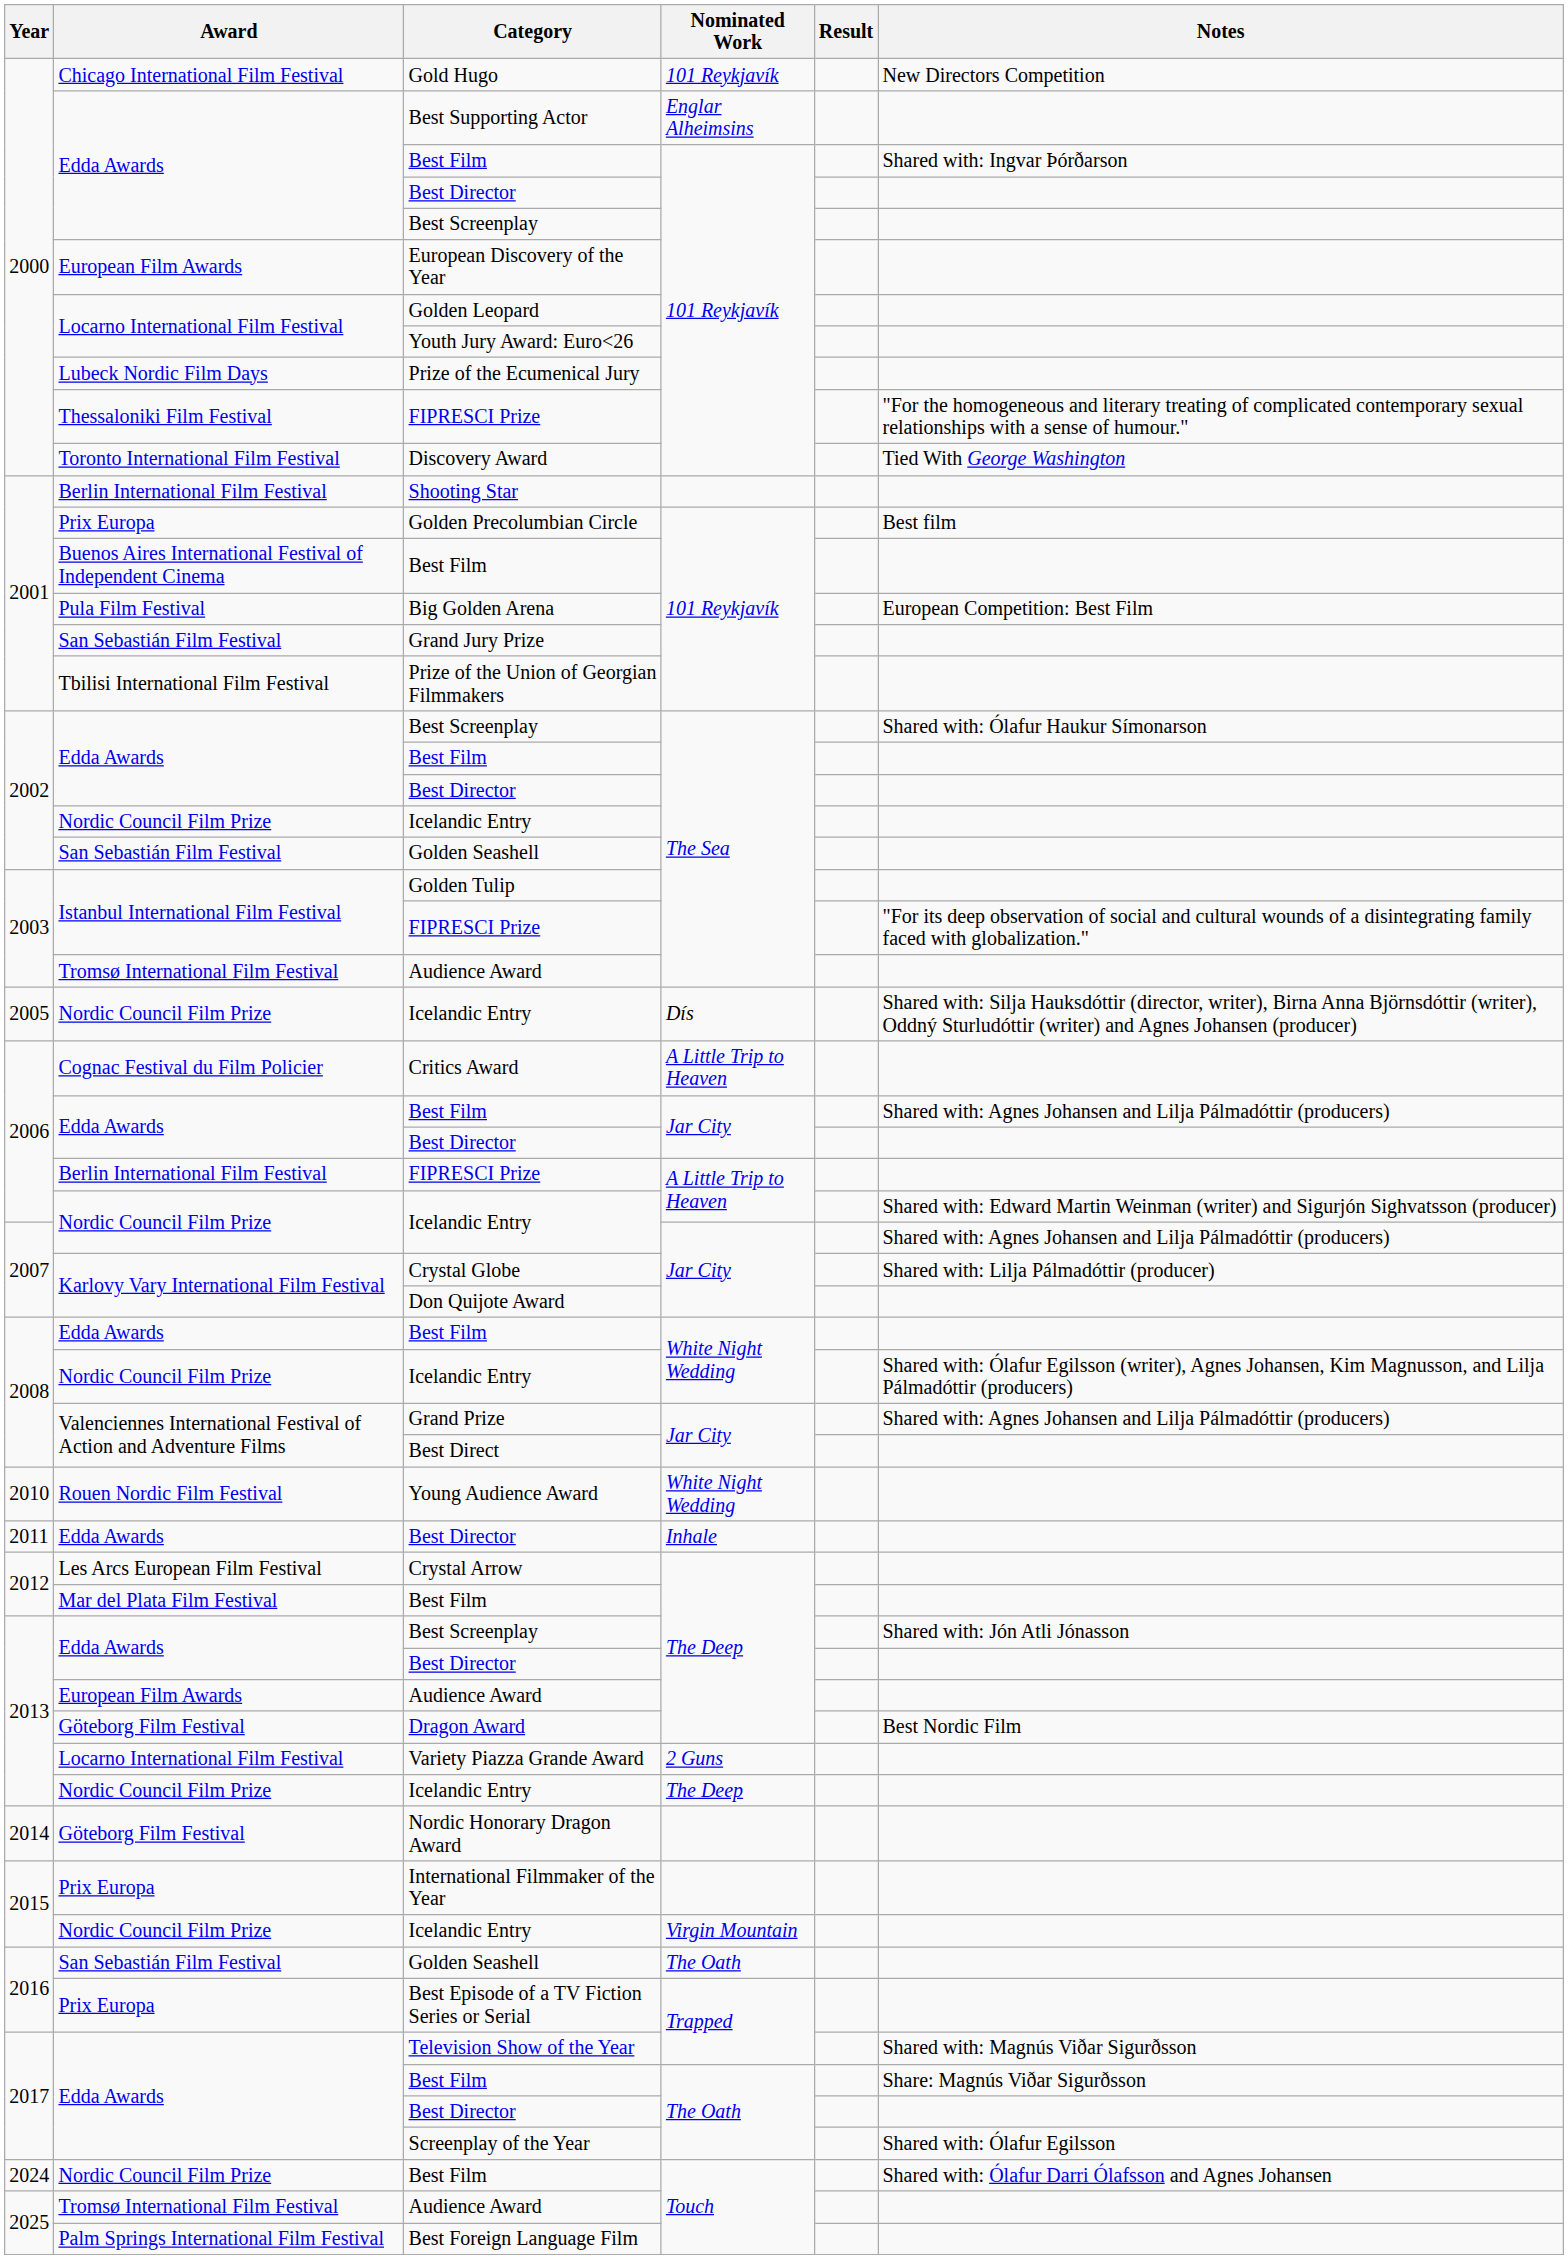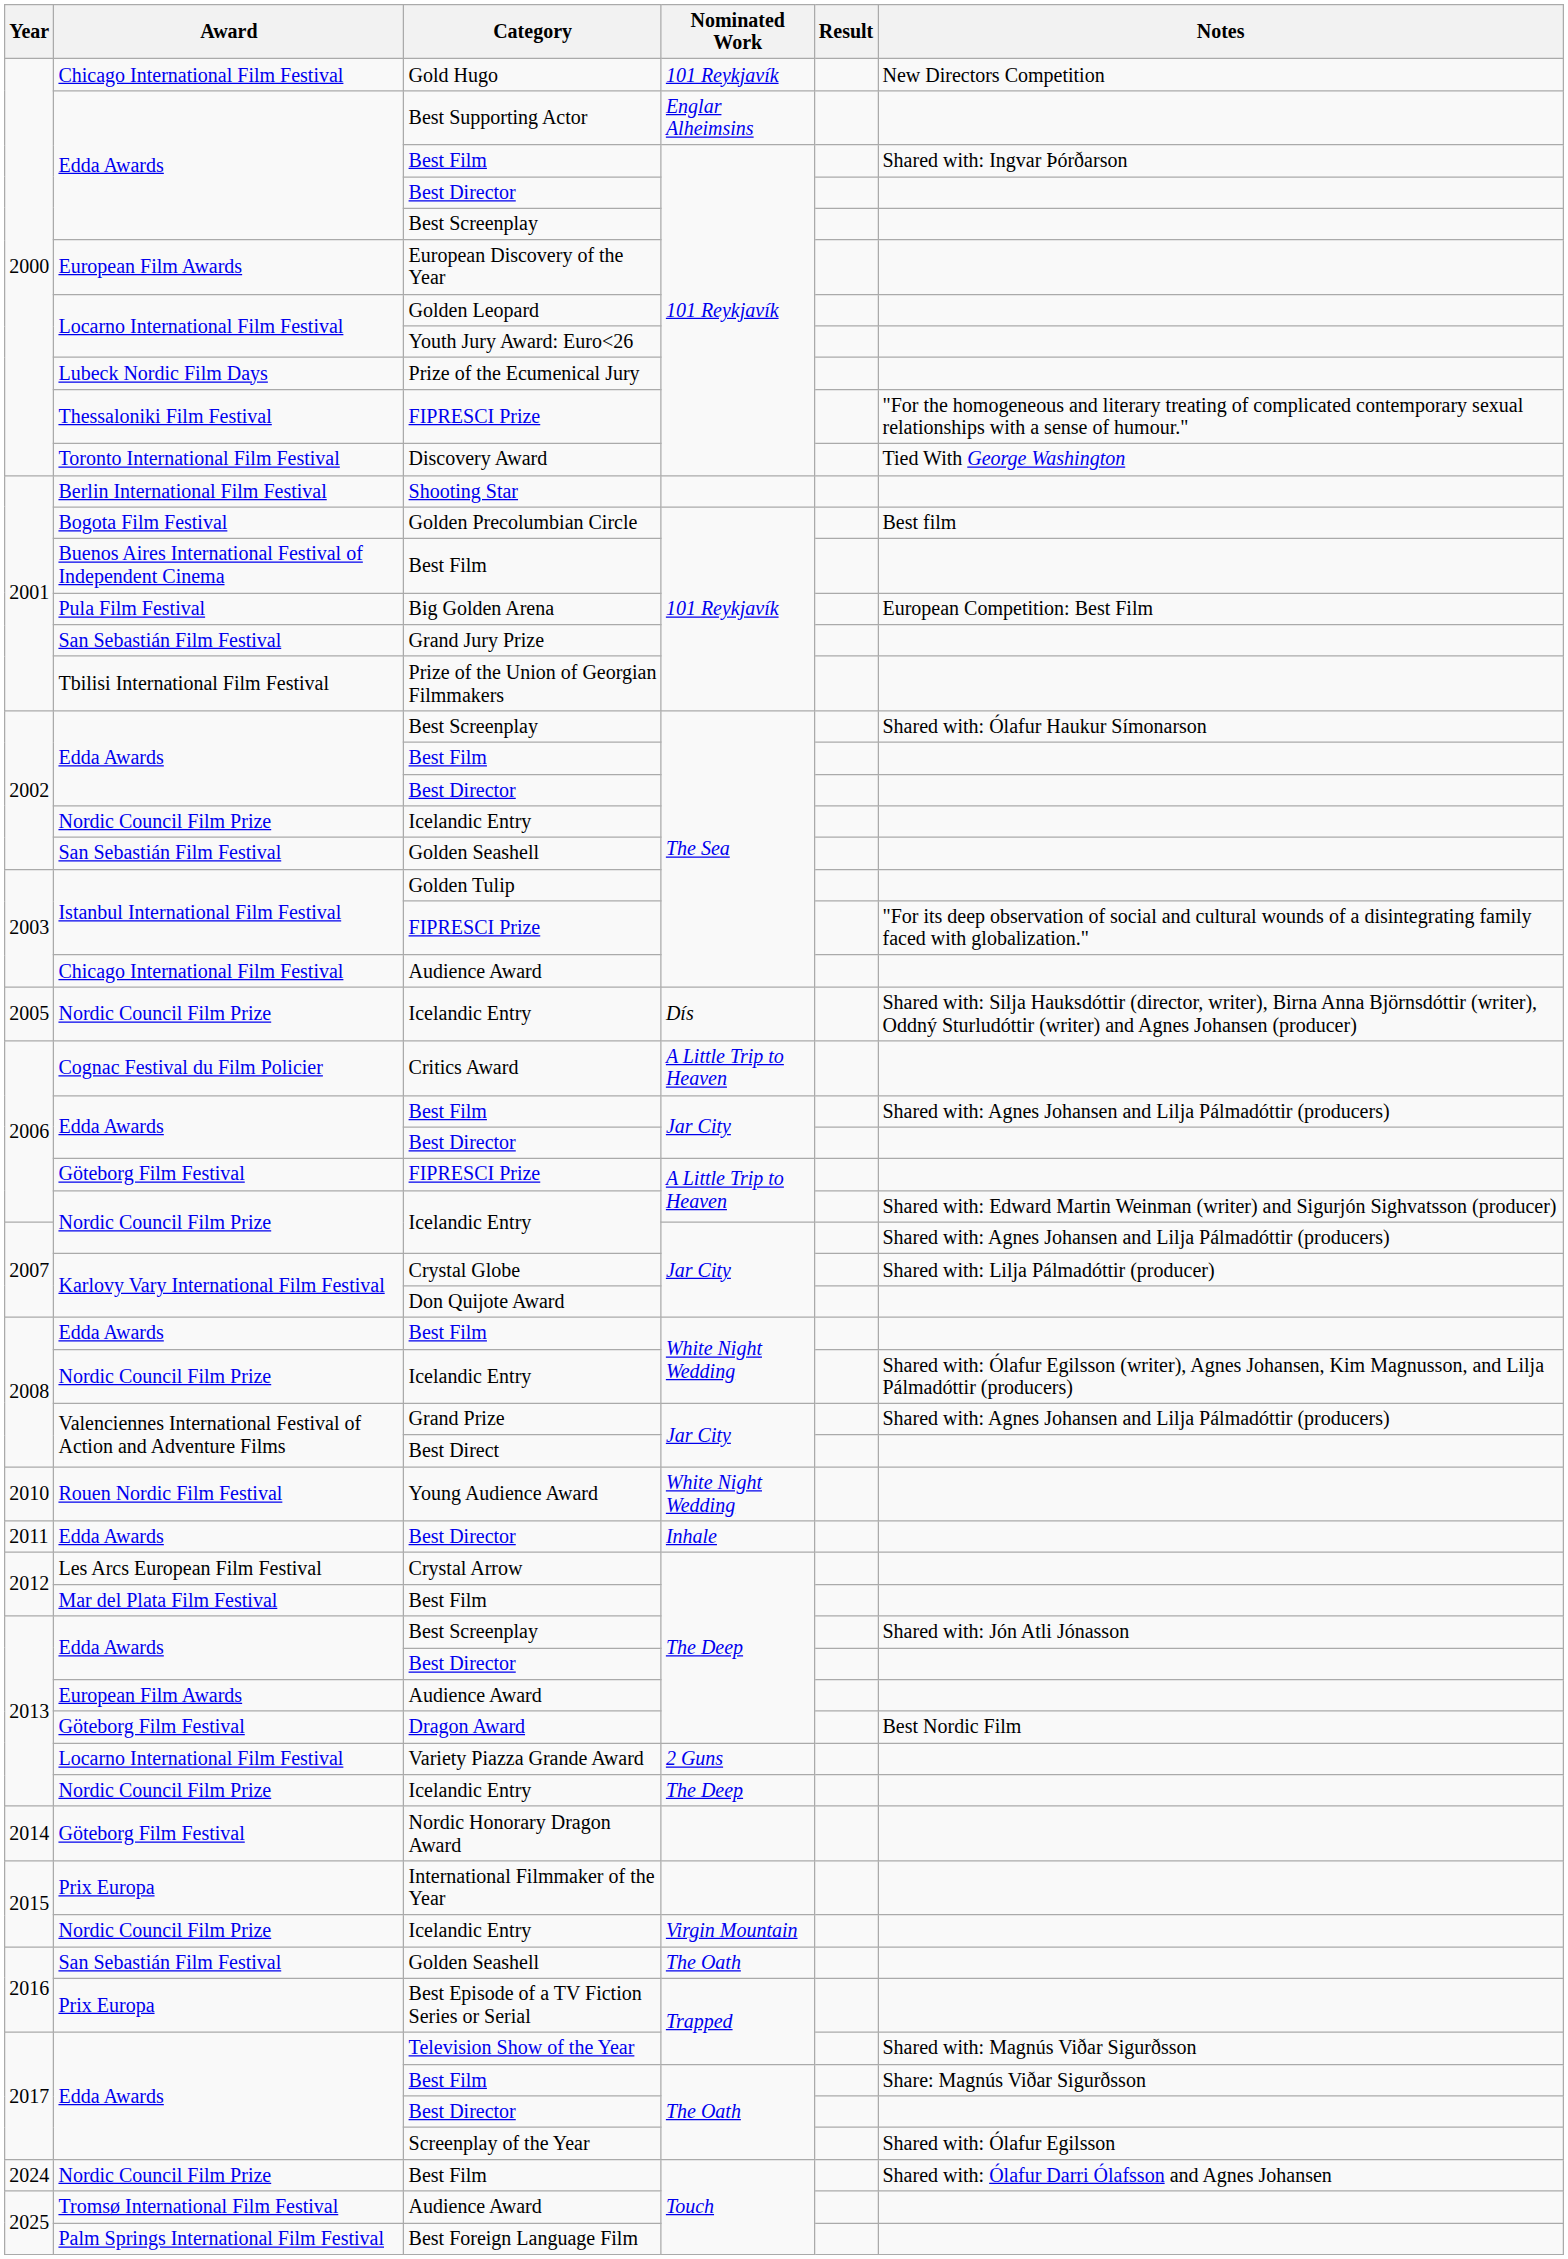(106, 522) Prix Europa -> (143, 522) Bogota Film Festival
(198, 970) Tromsø International Film Festival -> (201, 970) Chicago International Film Festival
(193, 1174) Berlin International Film Festival -> (152, 1174) Göteborg Film Festival
